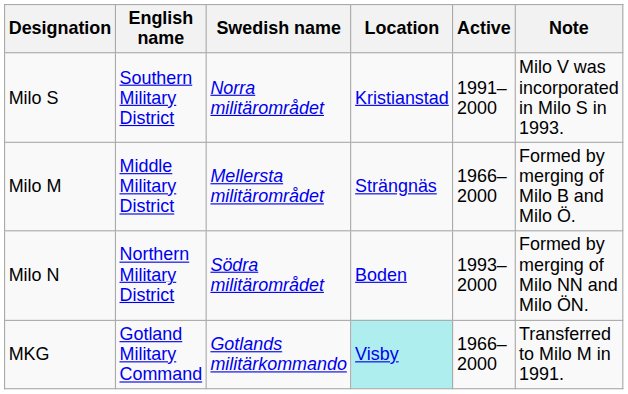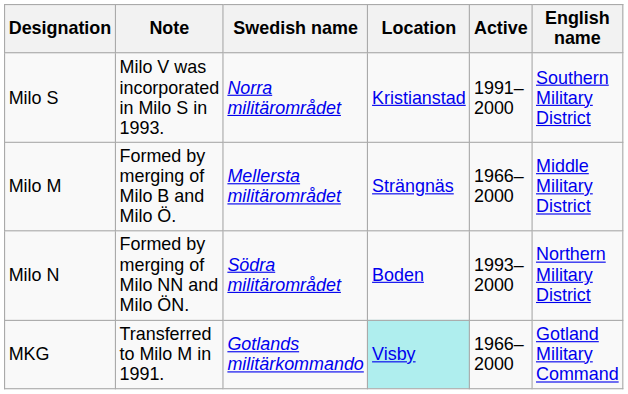columns swapped: (161, 28) <-> (569, 28)
